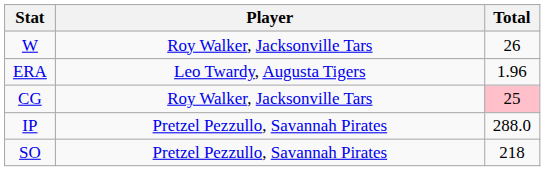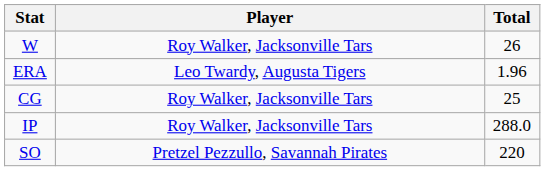(512, 98) pink background -> (512, 98) no background
(270, 125) Pretzel Pezzullo, Savannah Pirates -> (270, 125) Roy Walker, Jacksonville Tars
(512, 152) 218 -> (512, 152) 220
